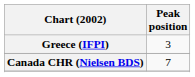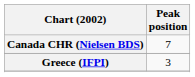rows swapped: (75, 62) <-> (75, 44)
